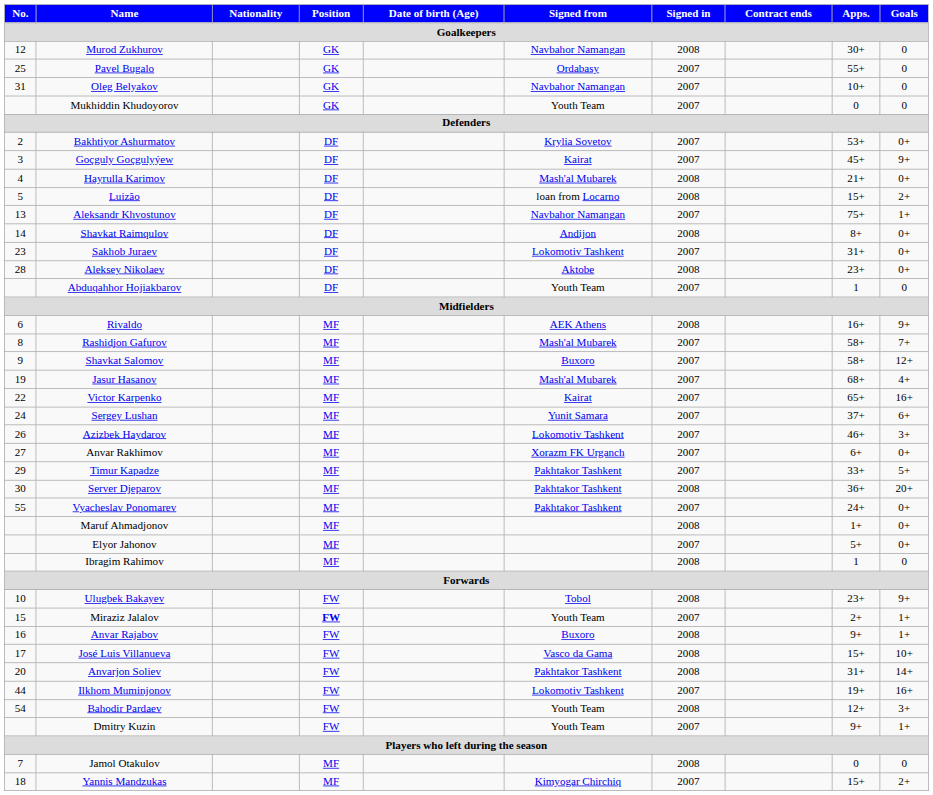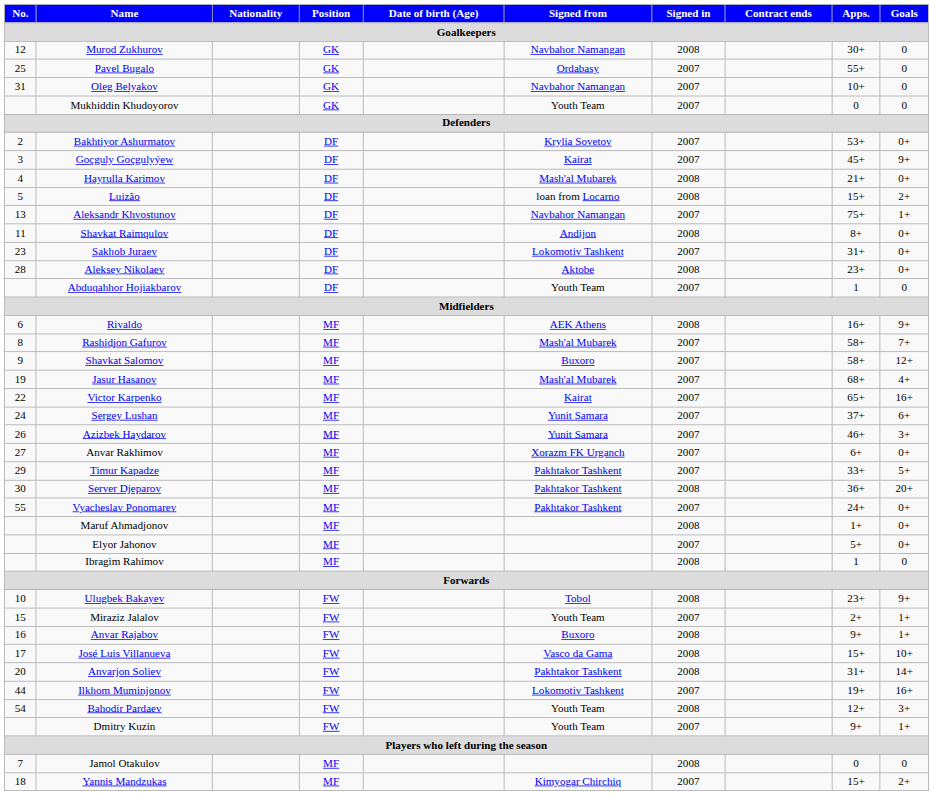(20, 233) 14 -> (20, 233) 11
(578, 434) Lokomotiv Tashkent -> (578, 434) Yunit Samara
(331, 617) bold -> (331, 617) normal
